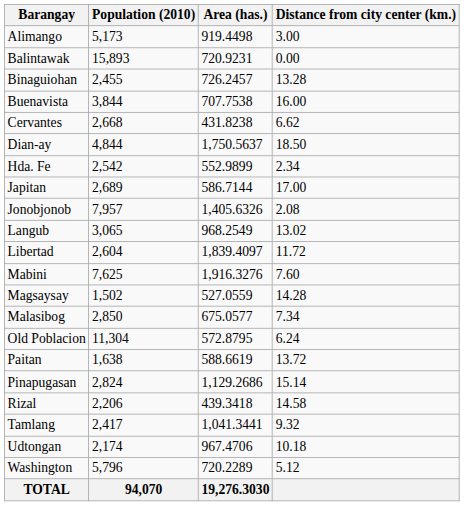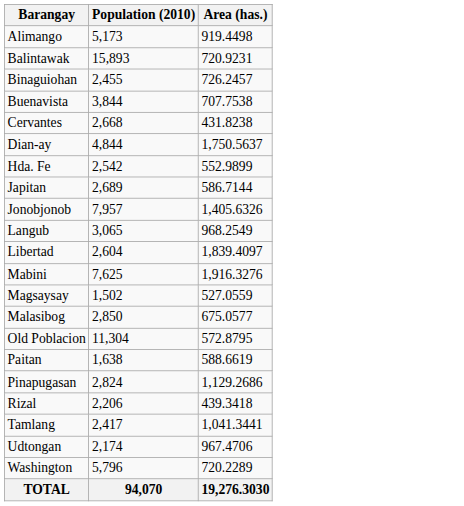- column: (366, 15)
